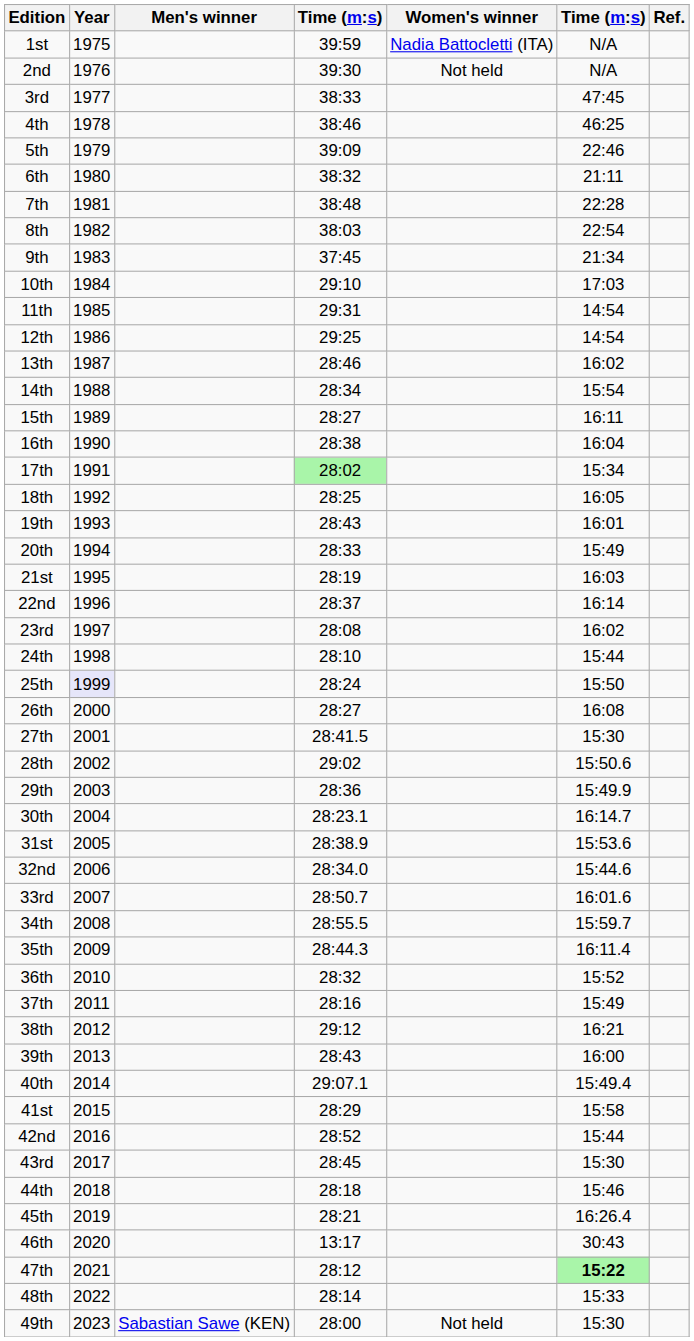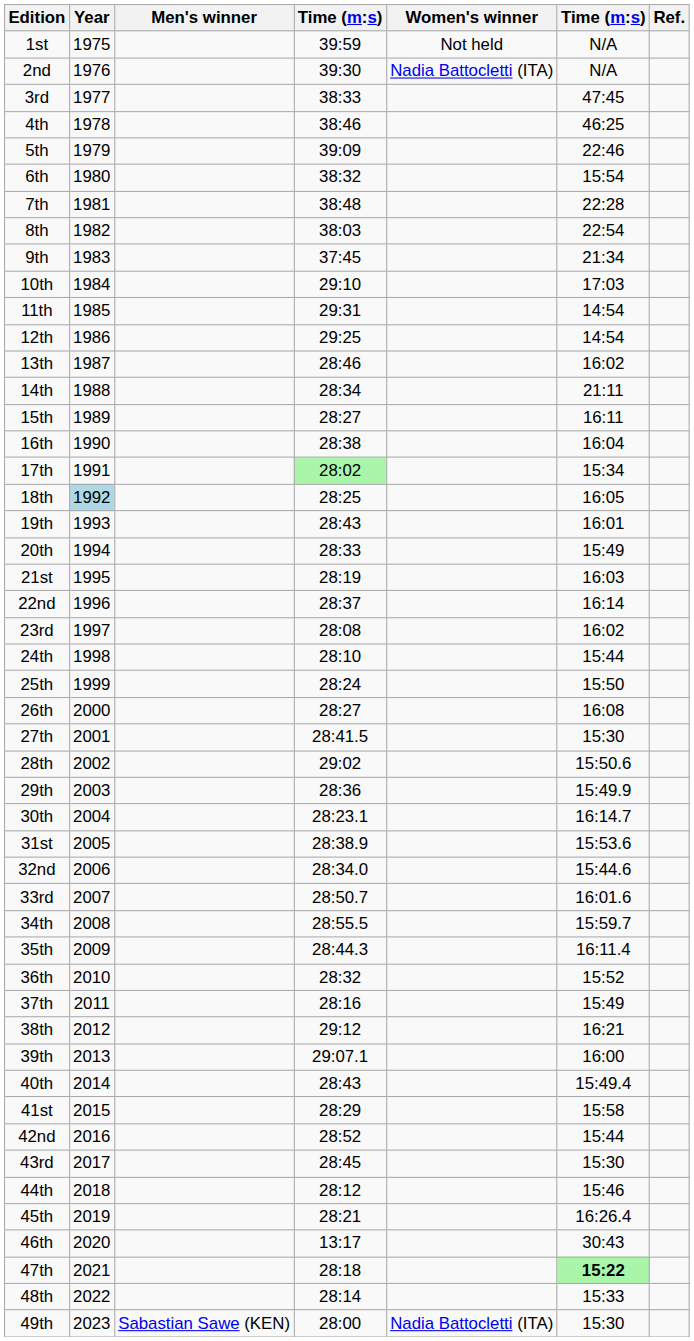(472, 44) Nadia Battocletti (ITA) -> (472, 44) Not held
(472, 71) Not held -> (472, 71) Nadia Battocletti (ITA)
(603, 177) 21:11 -> (603, 177) 15:54
(603, 390) 15:54 -> (603, 390) 21:11
(92, 497) no background -> (92, 497) lightblue background
(92, 683) lavender background -> (92, 683) no background
(340, 1056) 28:43 -> (340, 1056) 29:07.1
(340, 1083) 29:07.1 -> (340, 1083) 28:43
(340, 1190) 28:18 -> (340, 1190) 28:12
(340, 1270) 28:12 -> (340, 1270) 28:18
(472, 1323) Not held -> (472, 1323) Nadia Battocletti (ITA)
